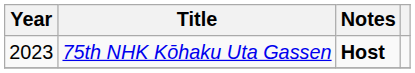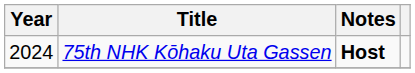(31, 51) 2023 -> (31, 51) 2024
